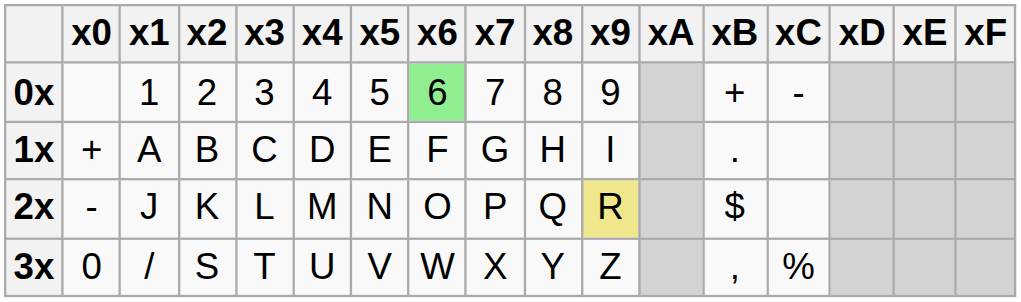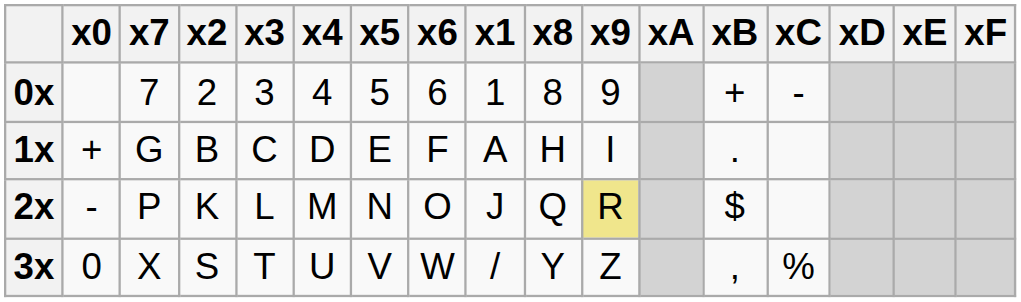columns swapped: (149, 33) <-> (495, 33)
(437, 91) lightgreen background -> (437, 91) no background
